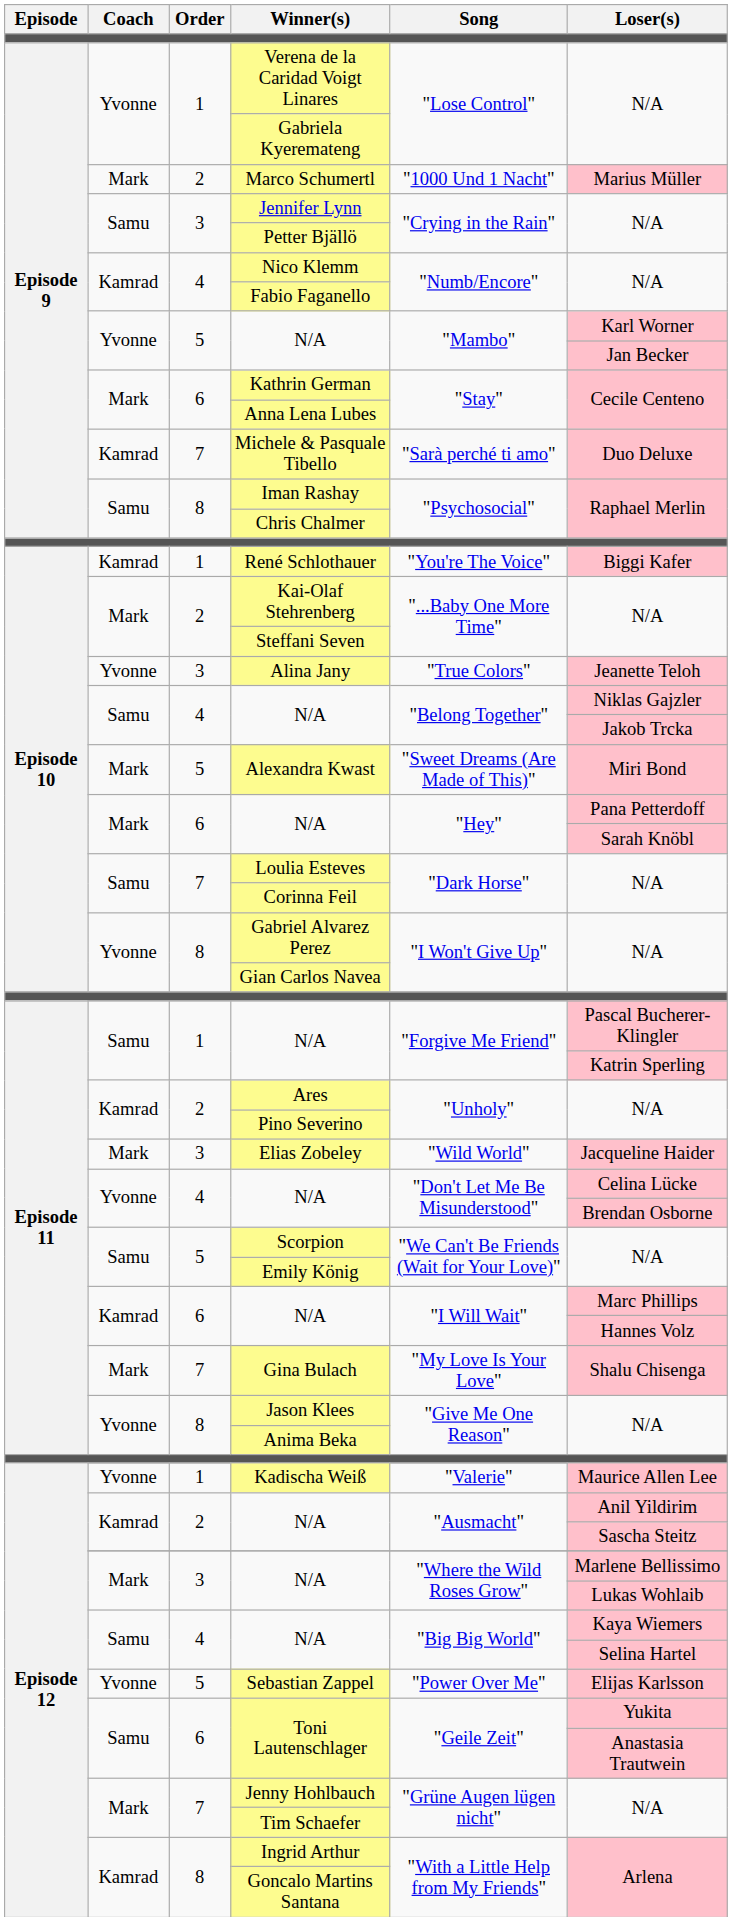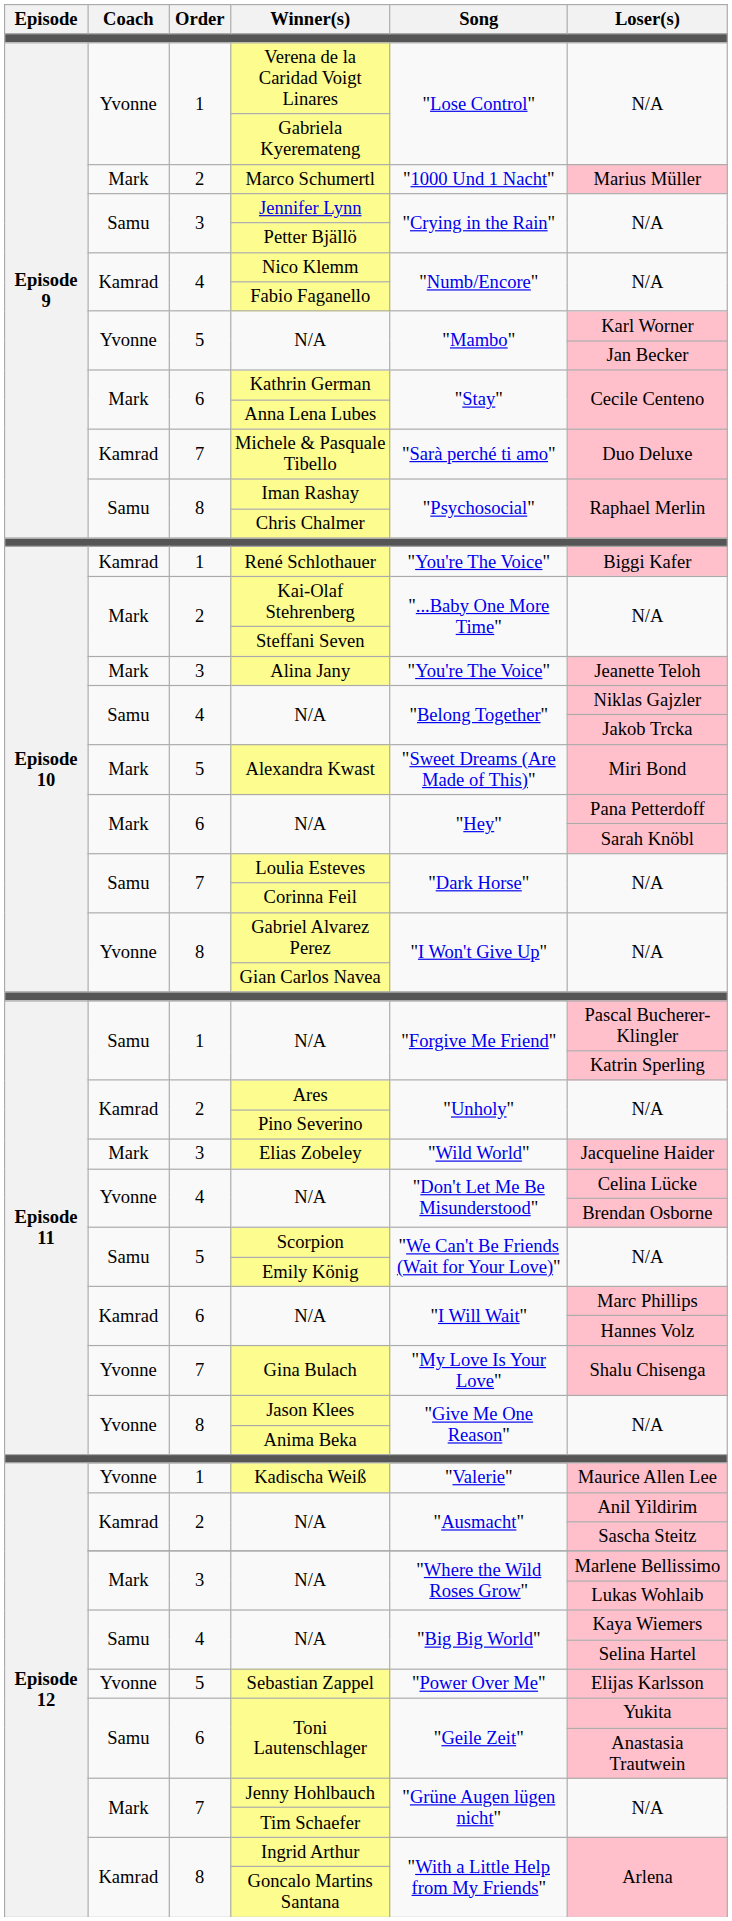(128, 670) Yvonne -> (128, 670) Mark
(479, 670) "True Colors" -> (479, 670) "You're The Voice"
(128, 1370) Mark -> (128, 1370) Yvonne
